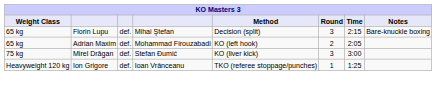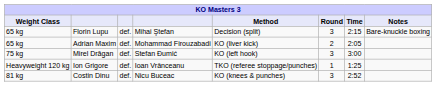(236, 43) KO (left hook) -> (236, 43) KO (liver kick)
(236, 54) KO (liver kick) -> (236, 54) KO (left hook)
+ row: (91, 76)
